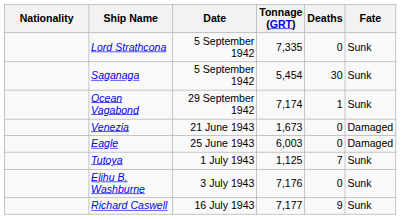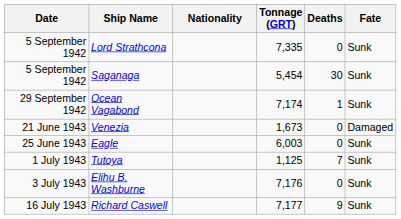columns swapped: (215, 18) <-> (47, 18)
(370, 144) Damaged -> (359, 144) Sunk
